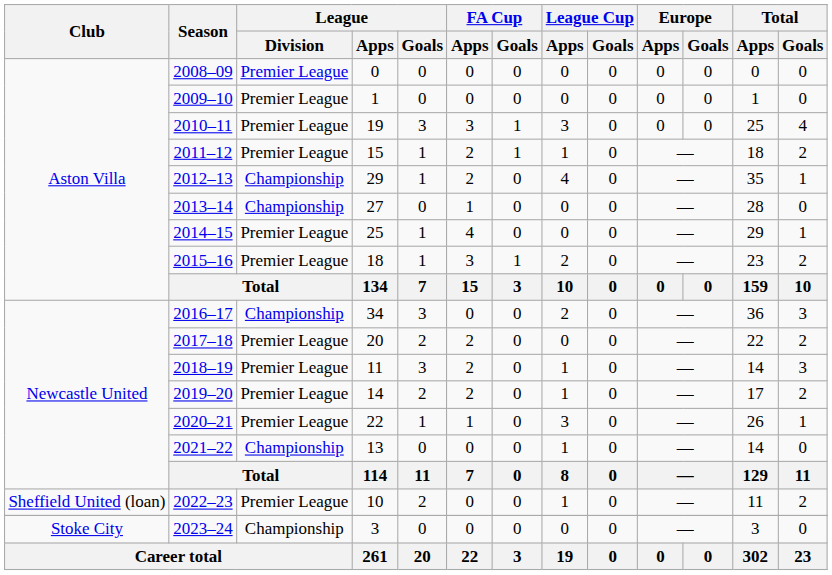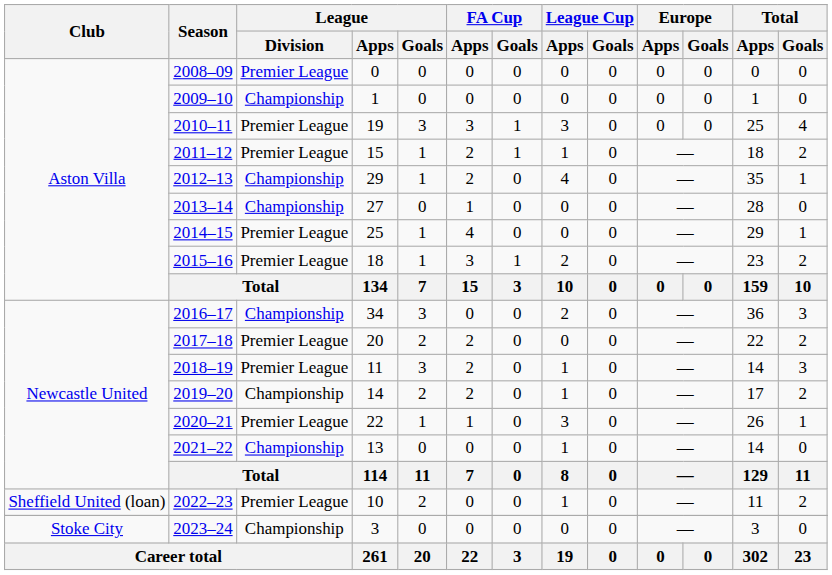(294, 98) Premier League -> (294, 98) Championship
(294, 394) Premier League -> (294, 394) Championship
